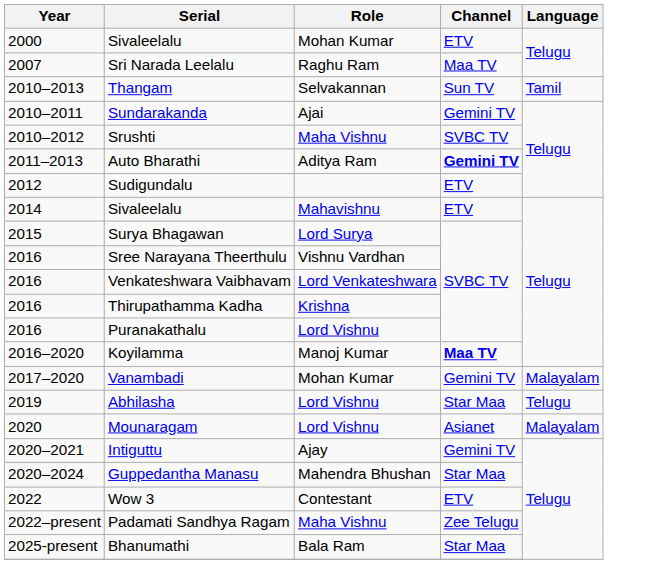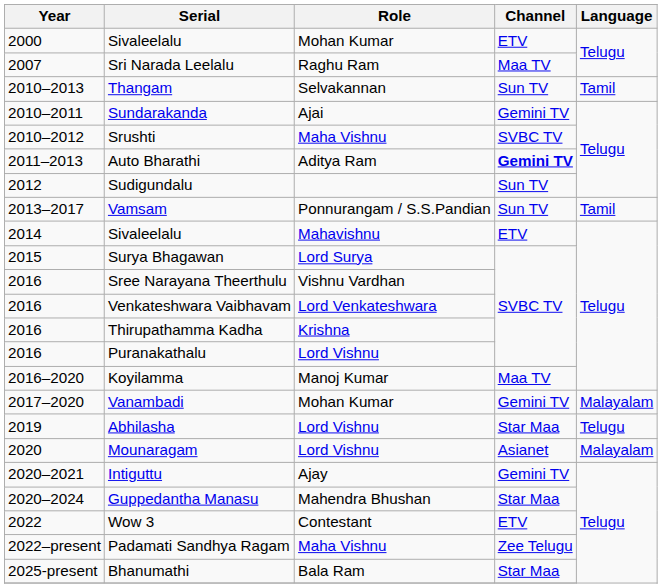(458, 185) ETV -> (523, 185) Sun TV
+ row: (46, 209)
(470, 354) bold -> (524, 378) normal
